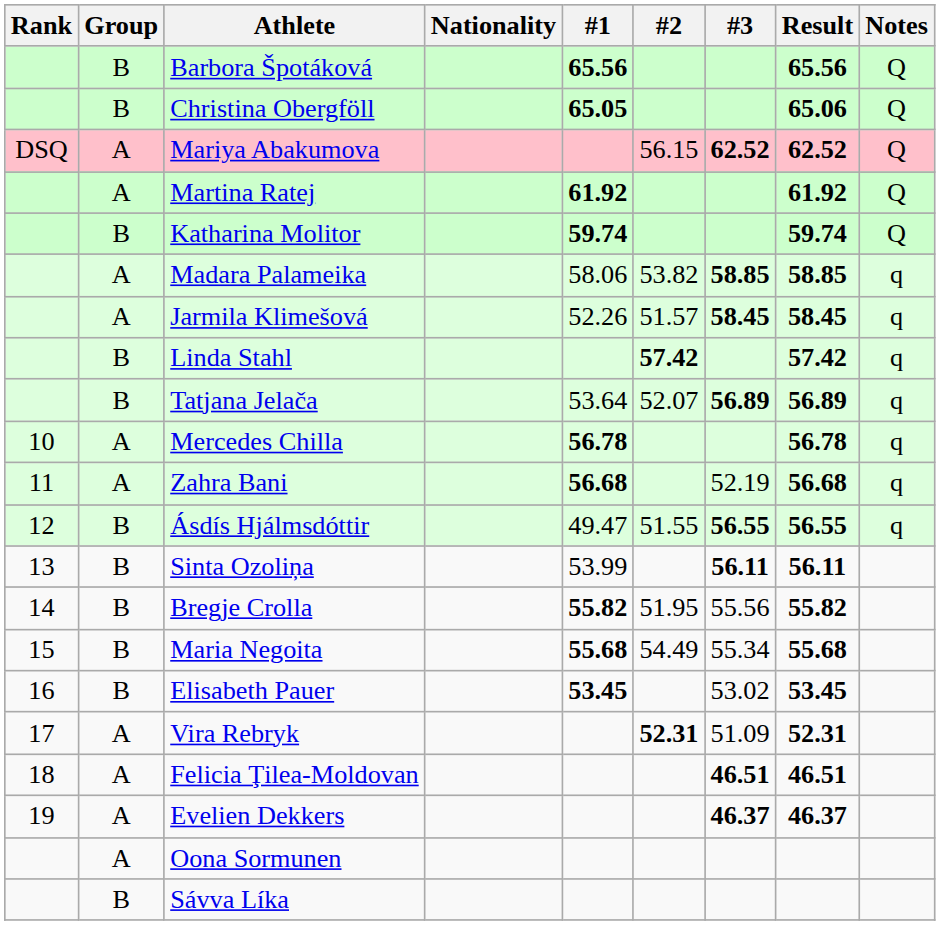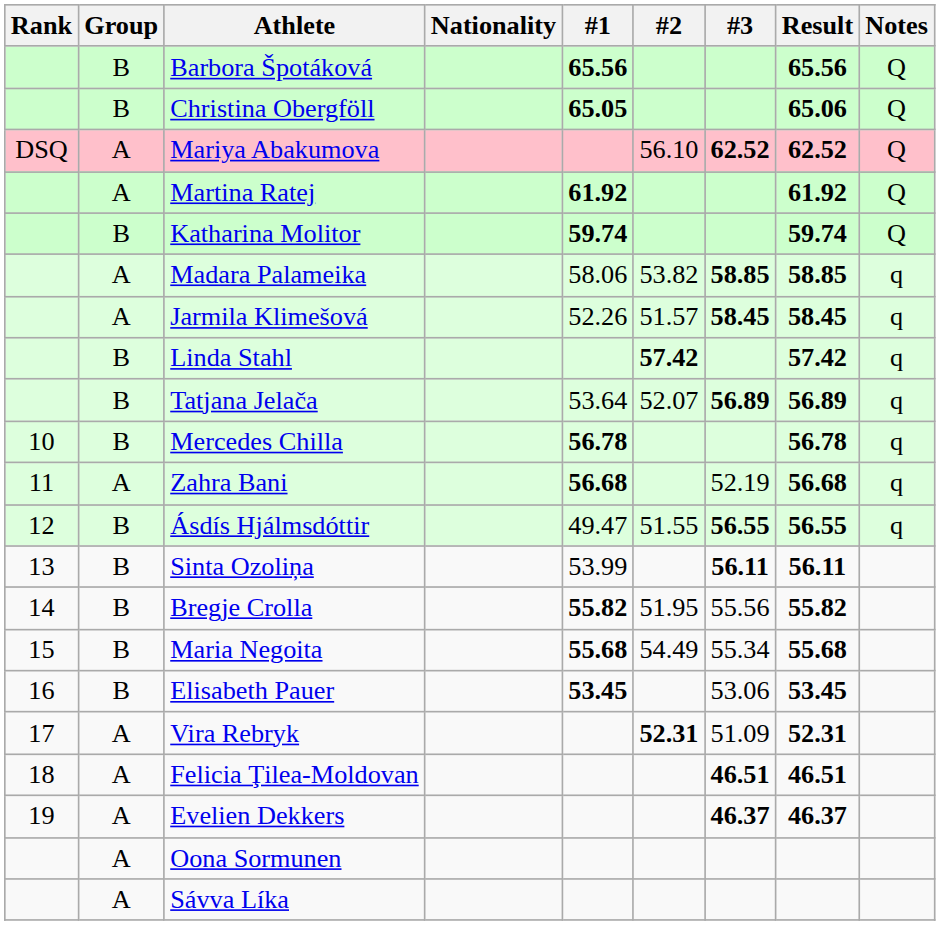(669, 150) 56.15 -> (669, 150) 56.10
(121, 441) A -> (121, 441) B
(740, 691) 53.02 -> (740, 691) 53.06
(121, 899) B -> (121, 899) A
